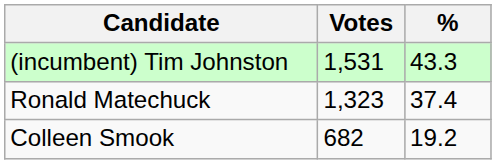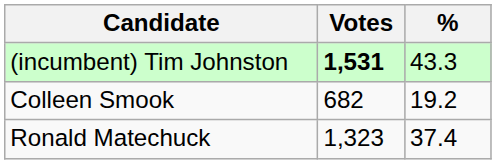(354, 61) normal -> (354, 61) bold
rows swapped: (110, 100) <-> (92, 138)
